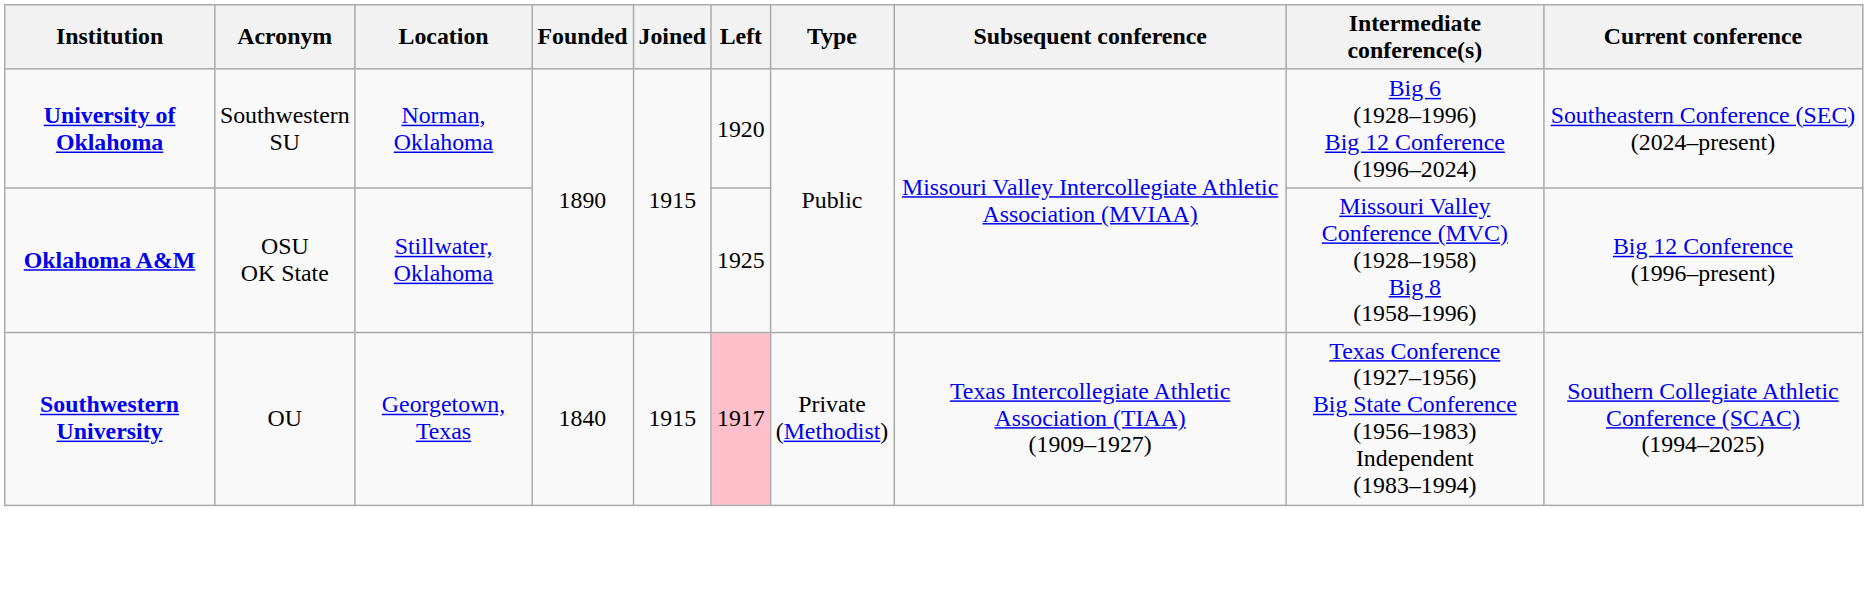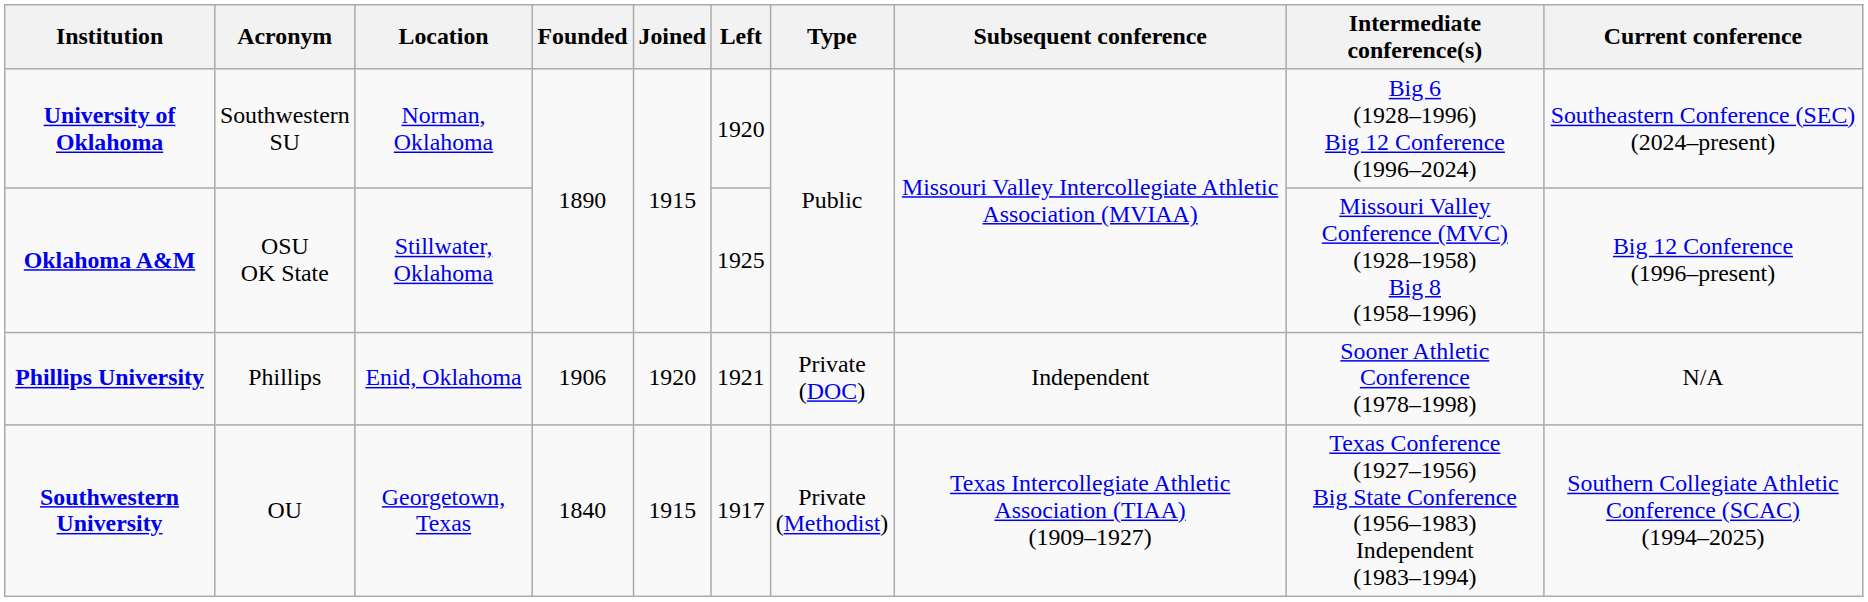+ row: (110, 378)
(741, 418) pink background -> (741, 509) no background
